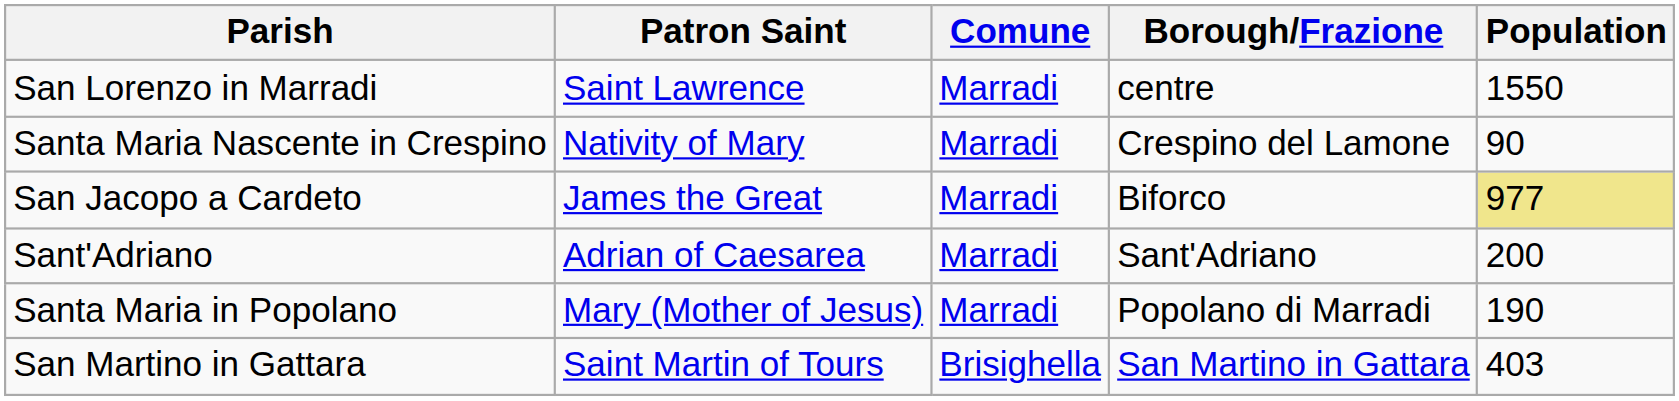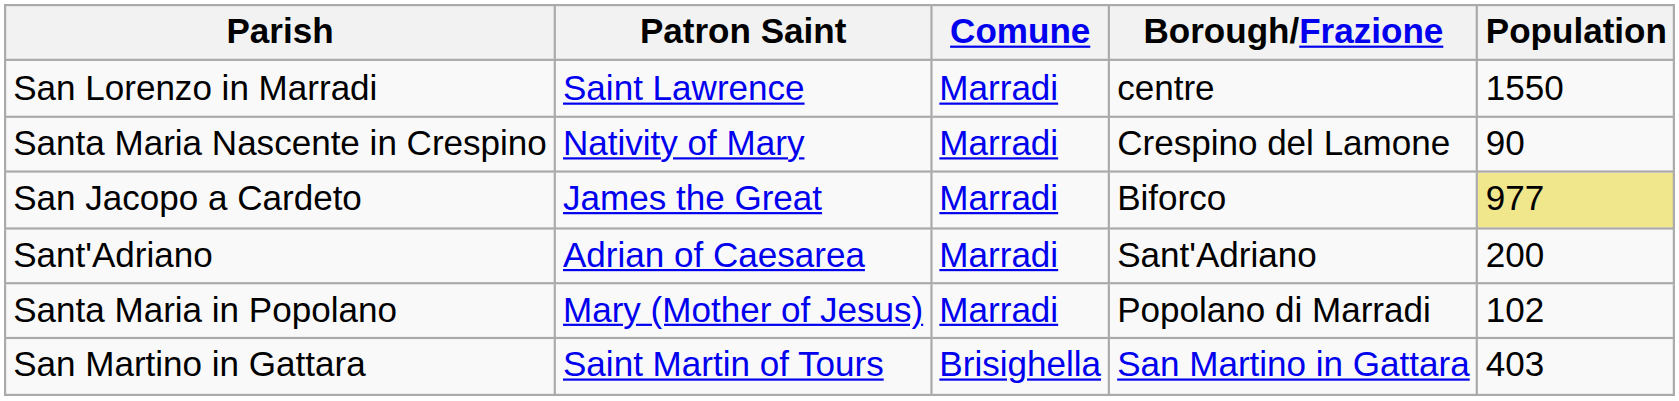(1515, 310) 190 -> (1515, 310) 102
